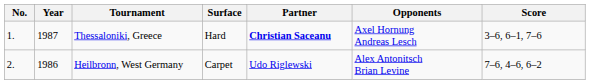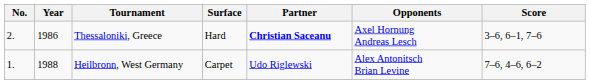(11, 35) 1. -> (11, 35) 2.
(48, 35) 1987 -> (48, 35) 1986
(11, 64) 2. -> (11, 64) 1.
(48, 64) 1986 -> (48, 64) 1988
